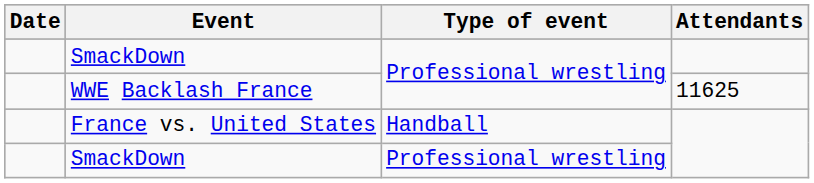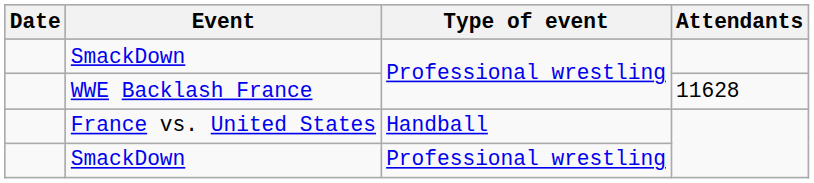(708, 91) 11625 -> (708, 91) 11628
